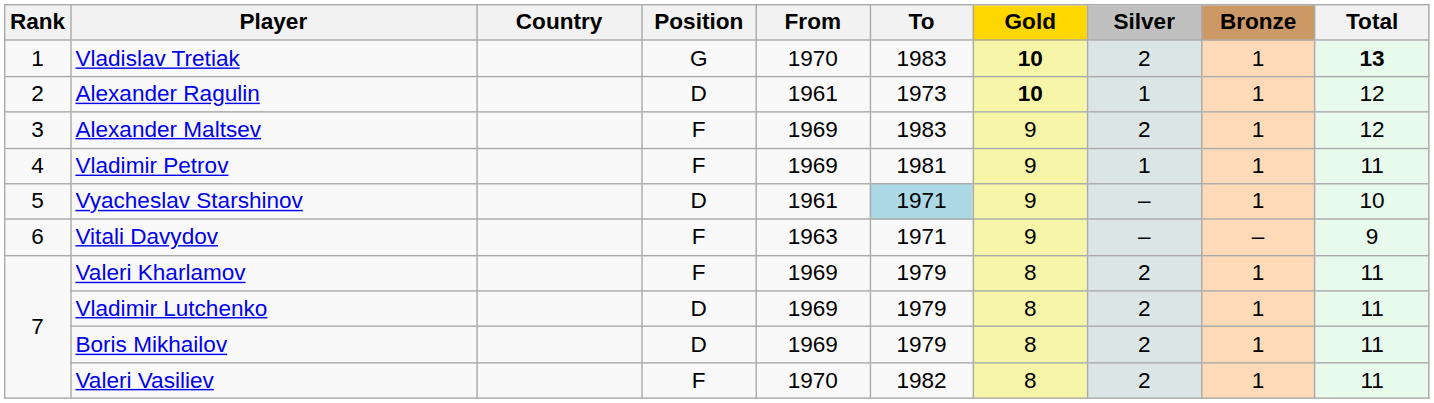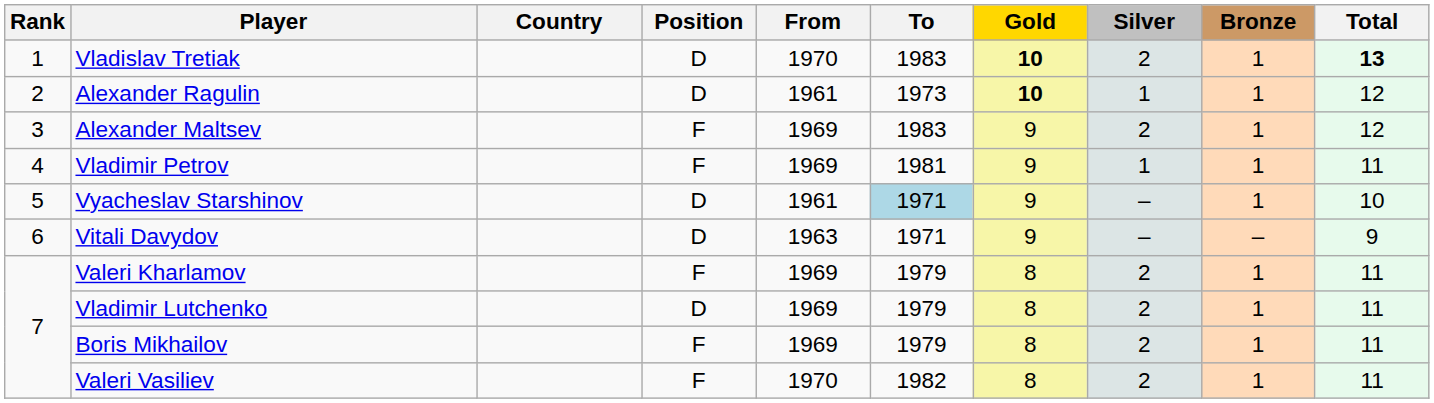(699, 58) G -> (699, 58) D
(699, 237) F -> (699, 237) D
(699, 344) D -> (699, 344) F
